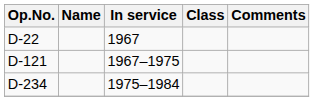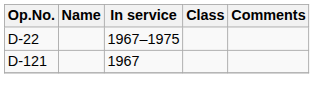(123, 38) 1967 -> (143, 38) 1967–1975
(143, 61) 1967–1975 -> (123, 61) 1967
- row: (27, 84)
